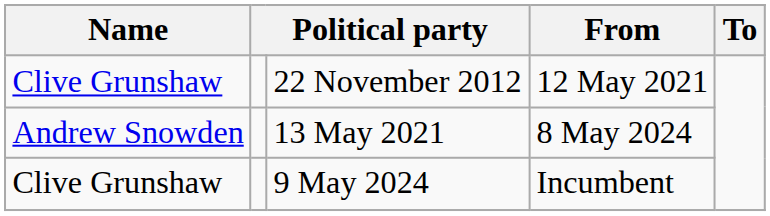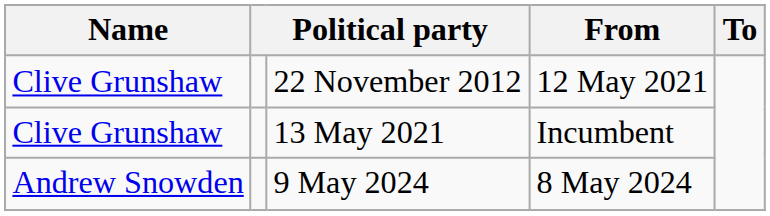(128, 132) Andrew Snowden -> (117, 132) Clive Grunshaw
(614, 132) 8 May 2024 -> (605, 132) Incumbent
(117, 183) Clive Grunshaw -> (128, 183) Andrew Snowden
(605, 183) Incumbent -> (614, 183) 8 May 2024
